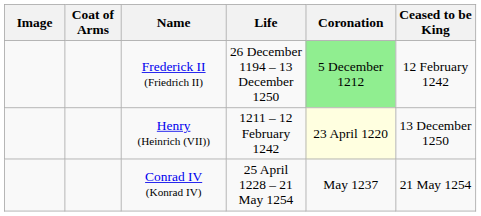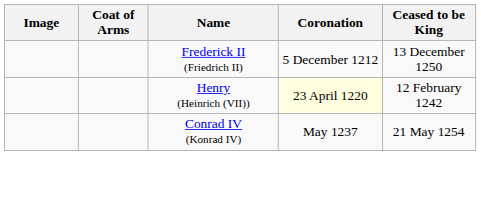- column: (266, 22)
(351, 74) lightgreen background -> (330, 59) no background
(435, 74) 12 February 1242 -> (429, 59) 13 December 1250
(435, 133) 13 December 1250 -> (429, 95) 12 February 1242
